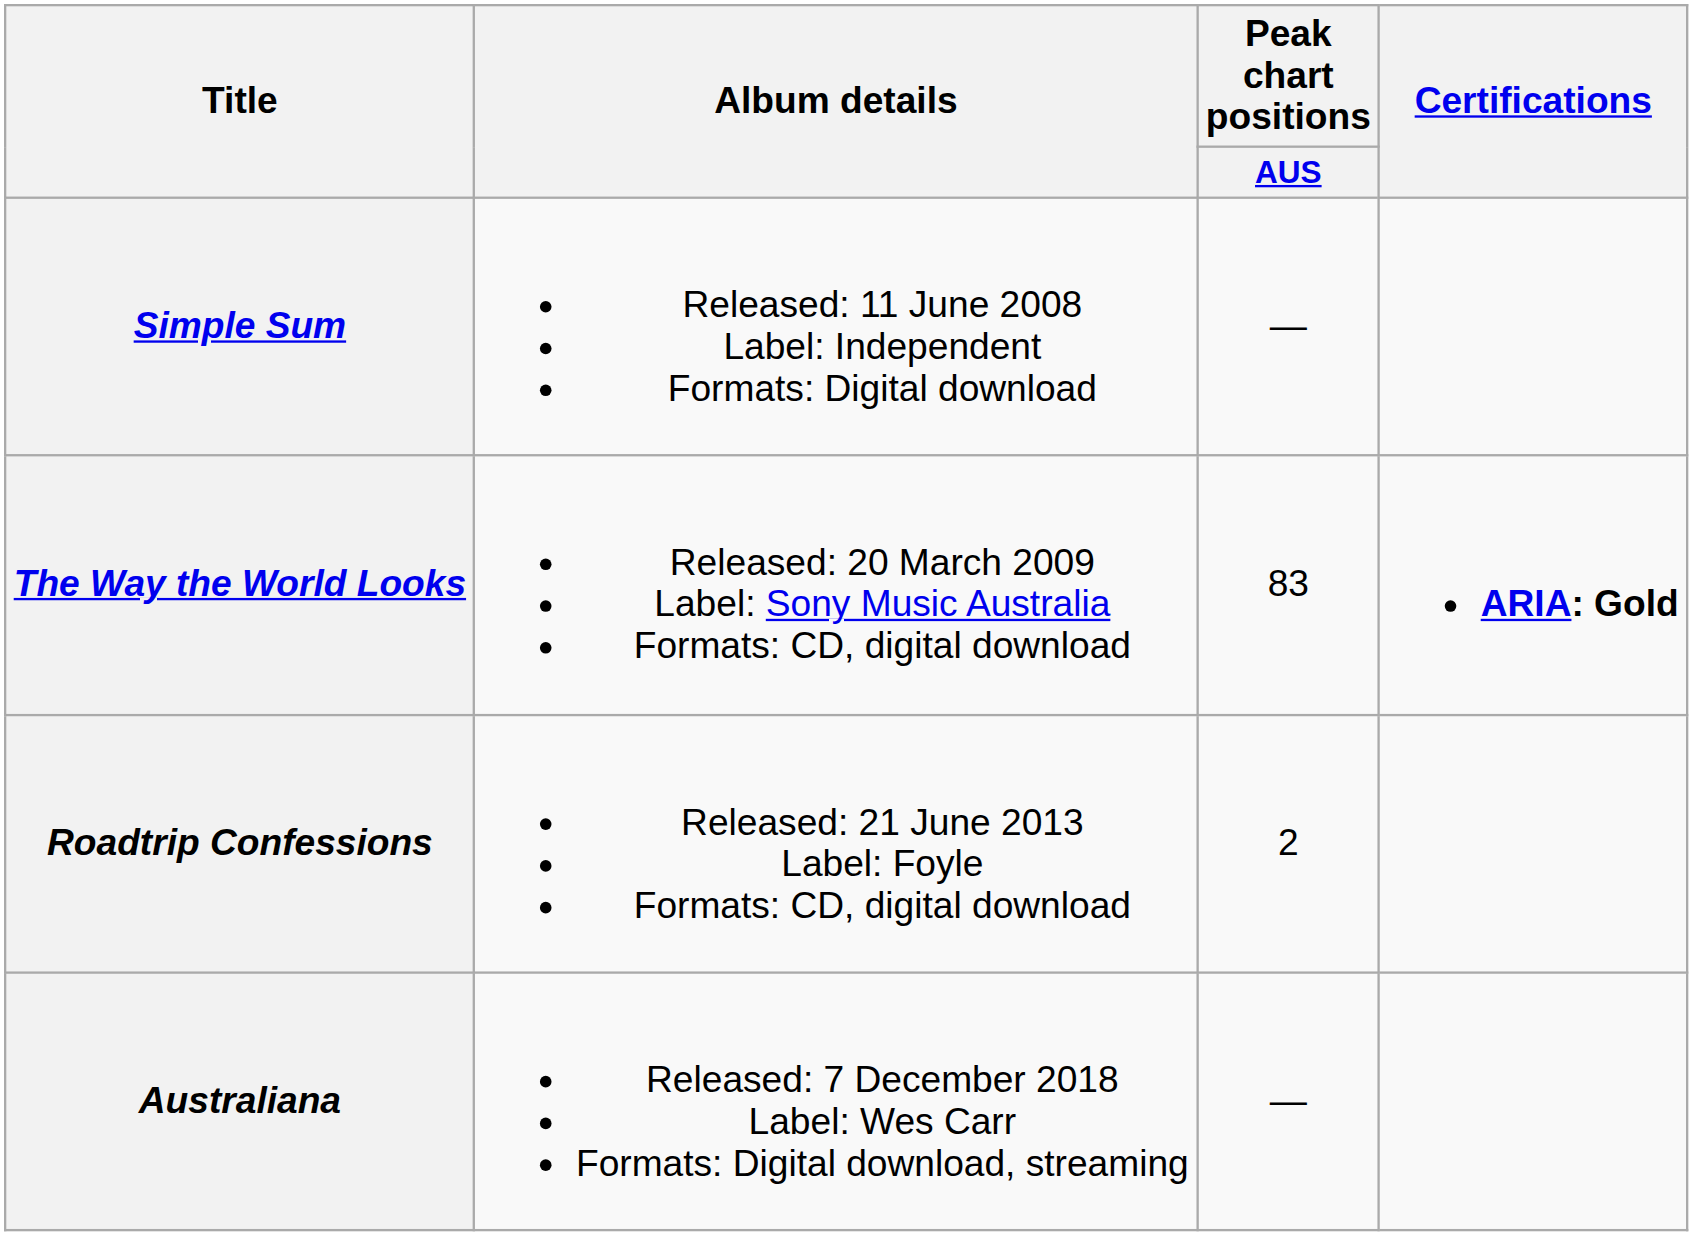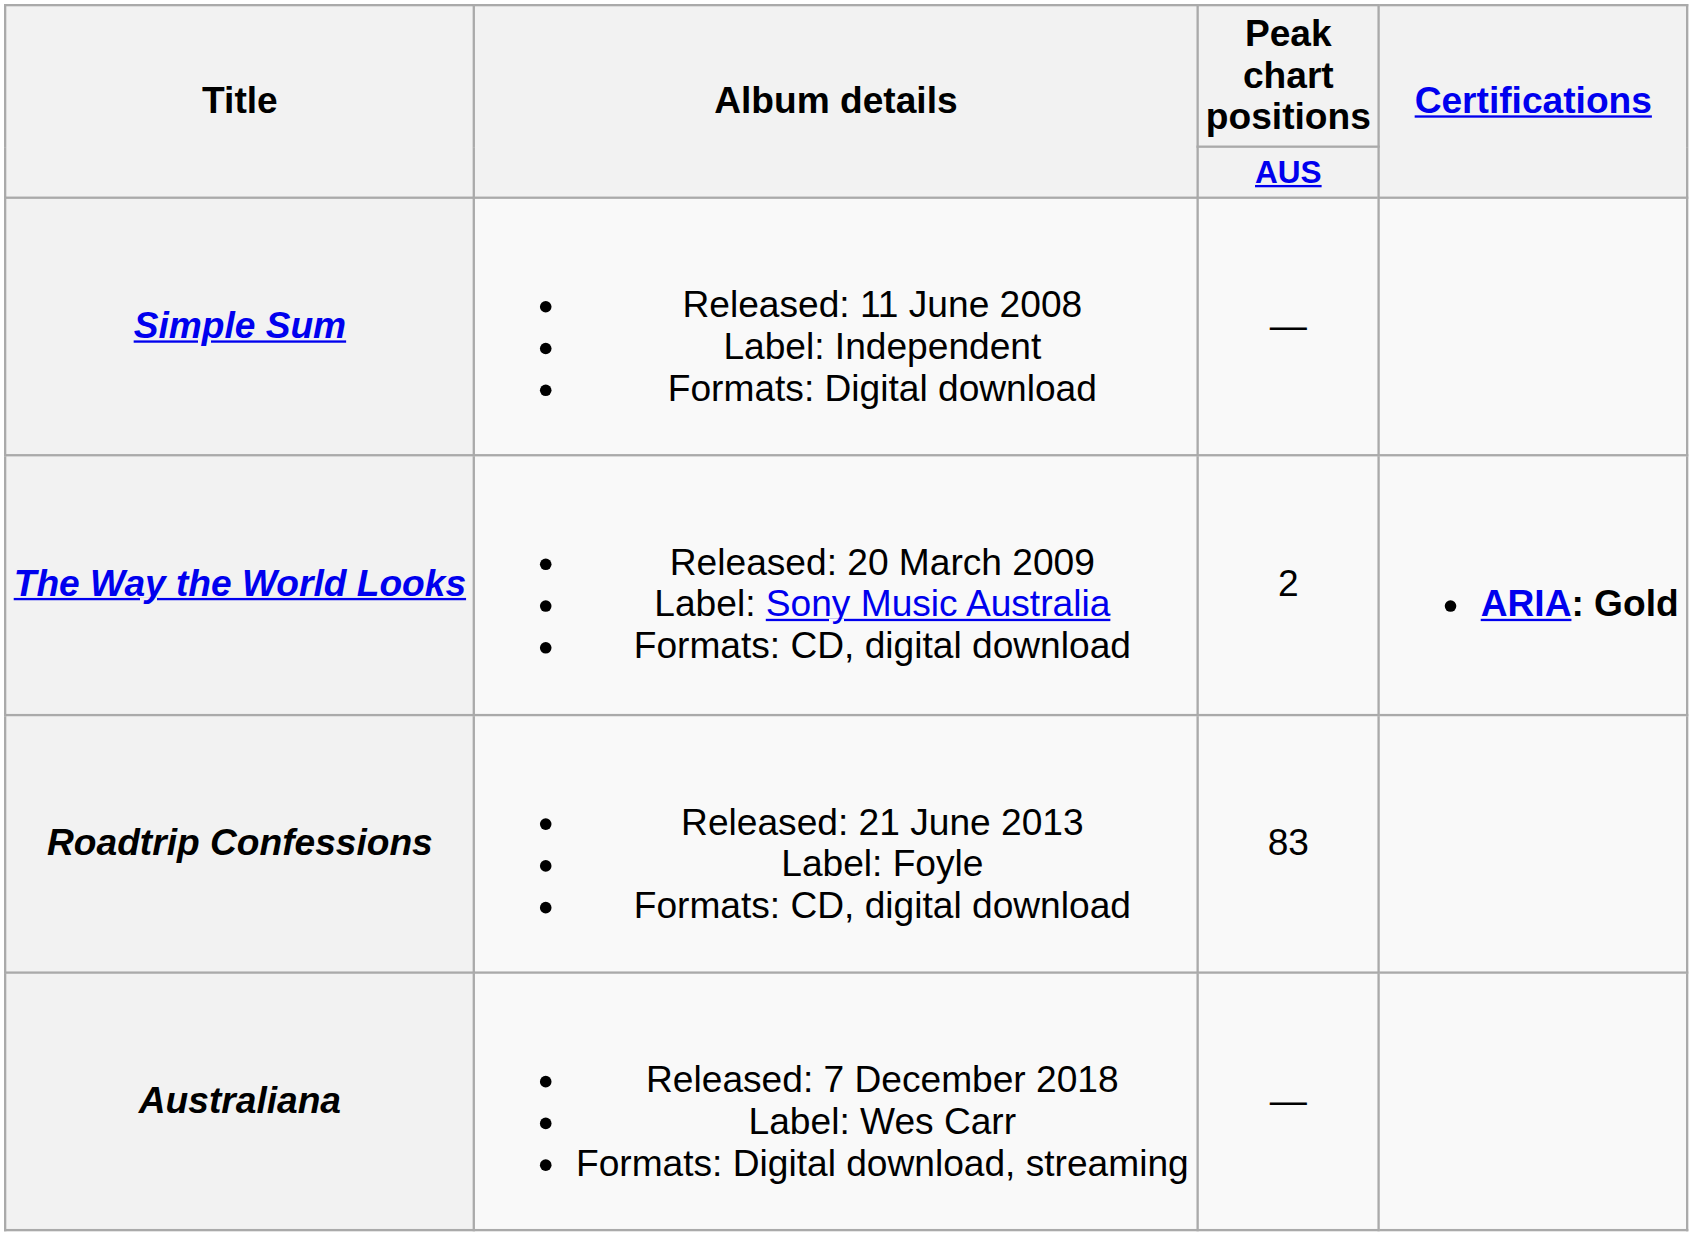(1288, 584) 83 -> (1288, 584) 2
(1288, 842) 2 -> (1288, 842) 83
